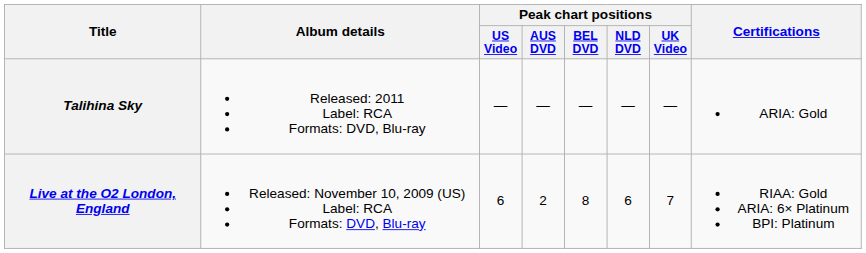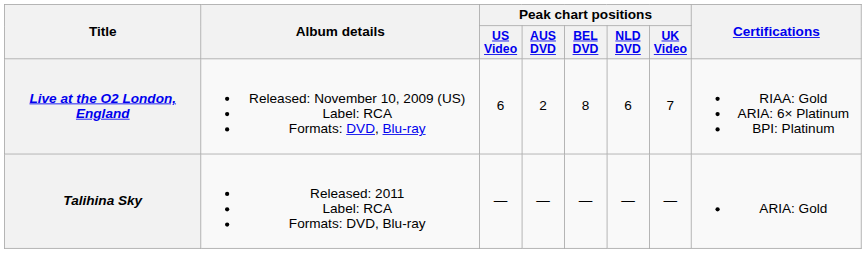rows swapped: (103, 201) <-> (103, 106)
